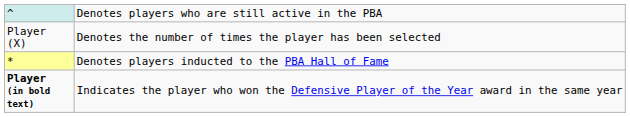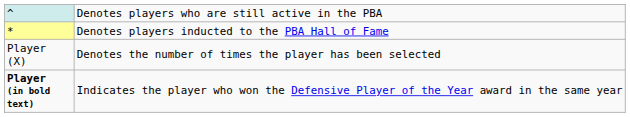rows swapped: (10, 61) <-> (26, 37)
